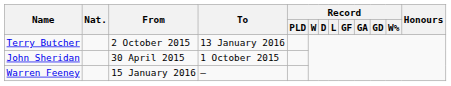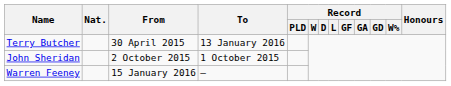(151, 42) 2 October 2015 -> (148, 42) 30 April 2015
(148, 58) 30 April 2015 -> (151, 58) 2 October 2015
